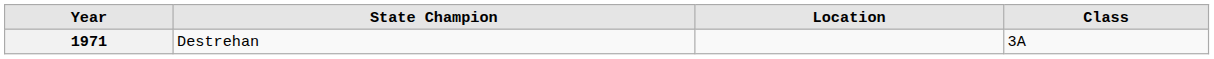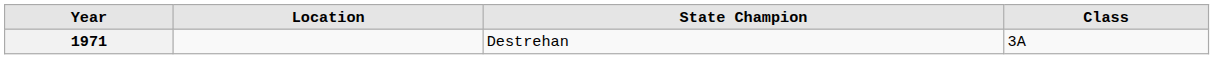columns swapped: (434, 17) <-> (849, 17)
